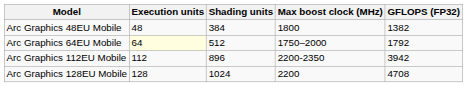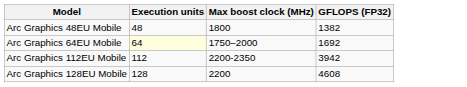- column: (241, 12)
(398, 43) 1792 -> (329, 43) 1692
(398, 74) 4708 -> (329, 74) 4608
